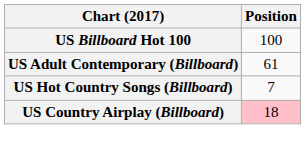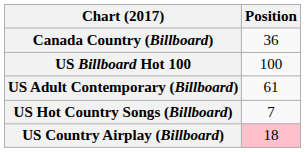+ row: (123, 40)
